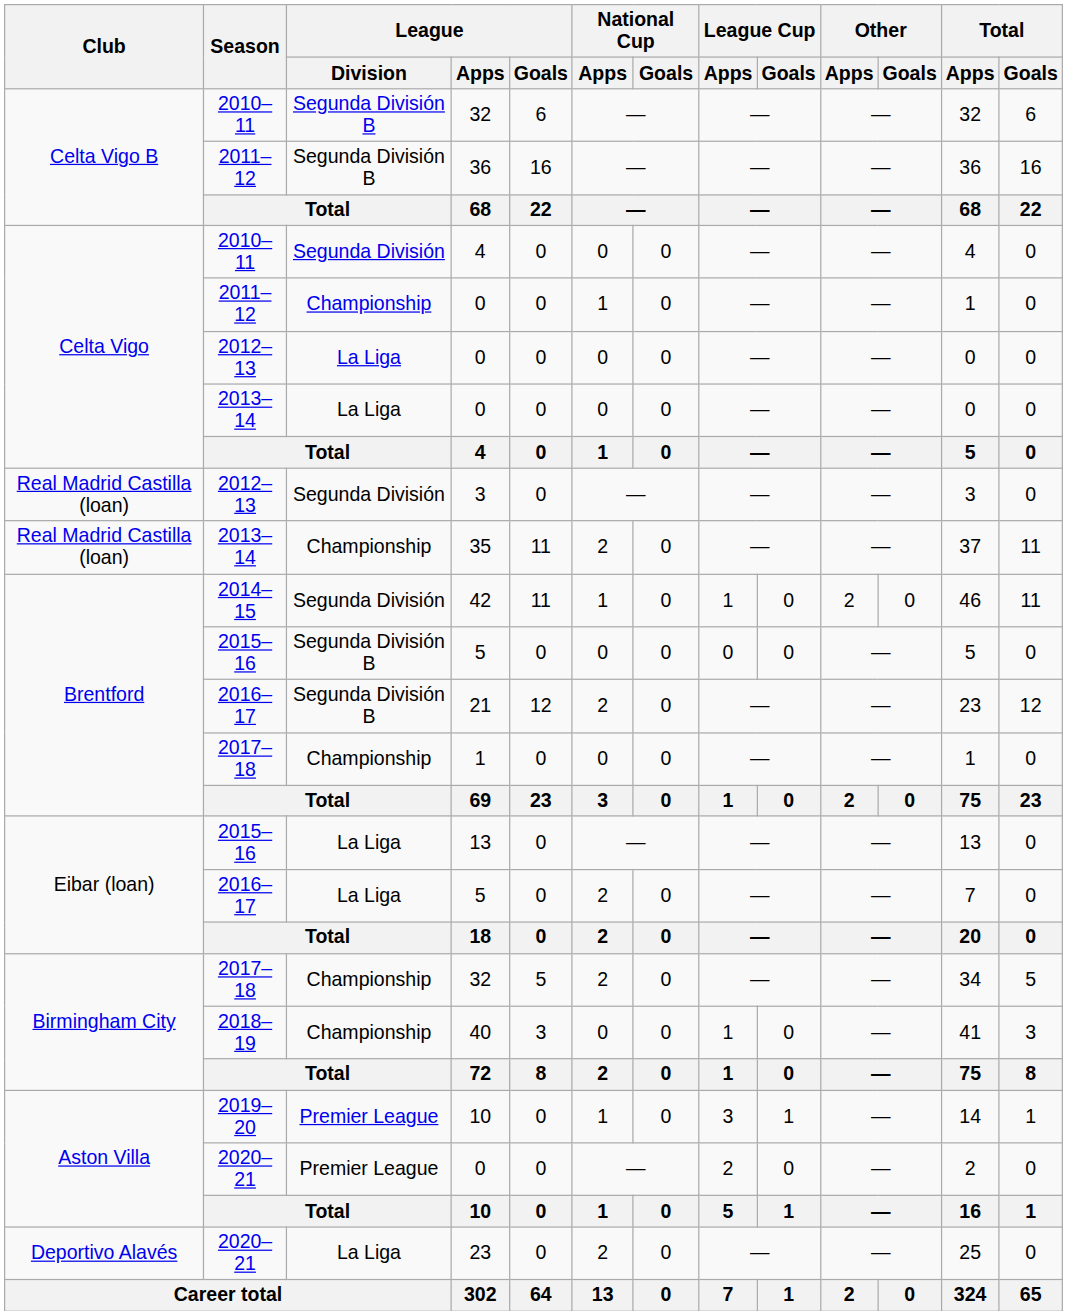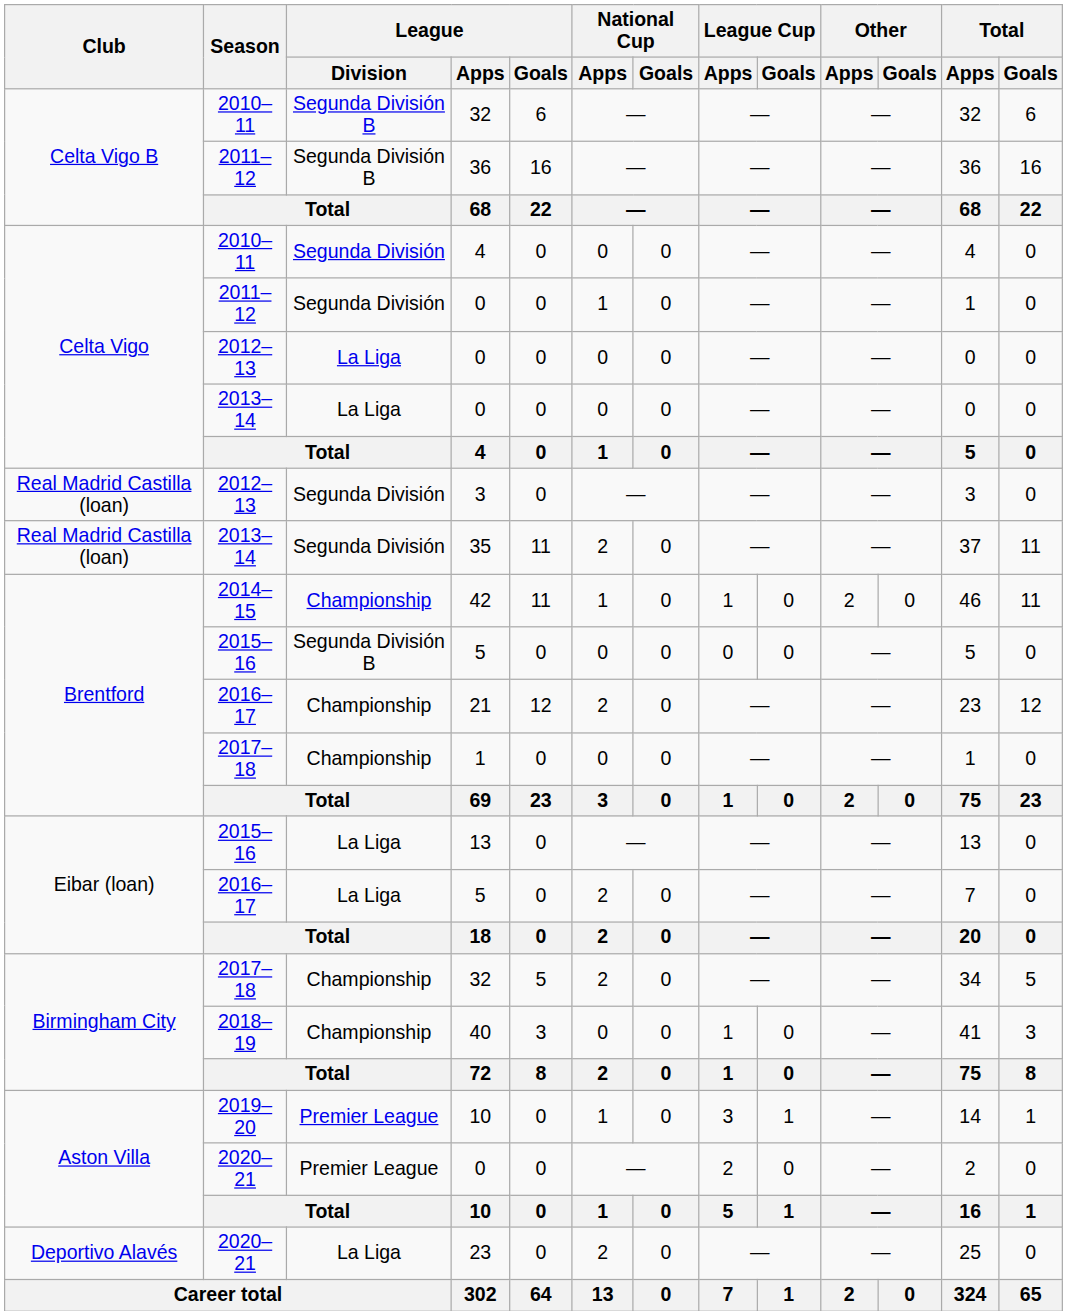(369, 304) Championship -> (369, 304) Segunda División
(369, 547) Championship -> (369, 547) Segunda División
(369, 600) Segunda División -> (369, 600) Championship
(369, 705) Segunda División B -> (369, 705) Championship
